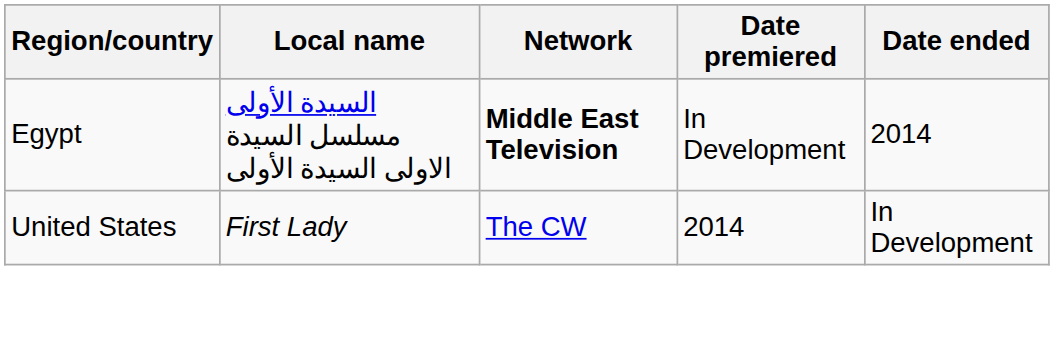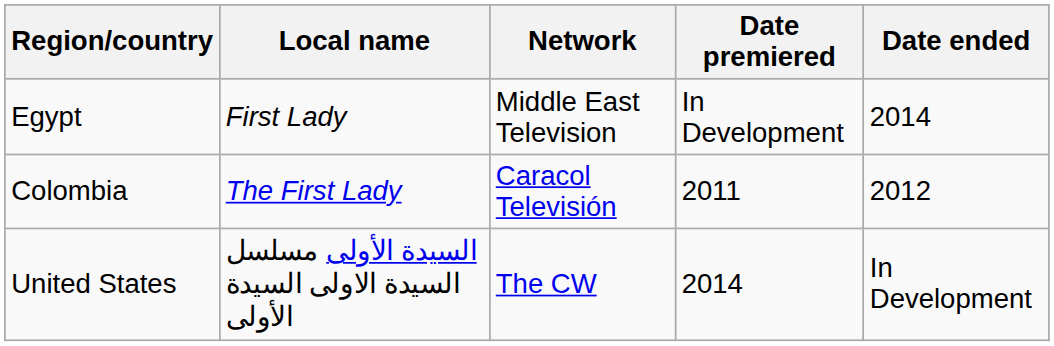(338, 135) السيدة الأولى مسلسل السيدة الاولى السيدة الأولى -> (286, 116) First Lady
(562, 134) bold -> (568, 116) normal
+ row: (69, 191)
(286, 227) First Lady -> (351, 284) السيدة الأولى مسلسل السيدة الاولى السيدة الأولى
